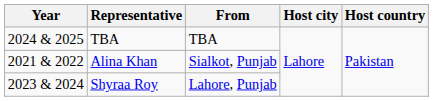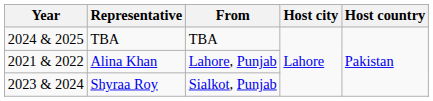(233, 61) Sialkot, Punjab -> (233, 61) Lahore, Punjab
(233, 84) Lahore, Punjab -> (233, 84) Sialkot, Punjab
